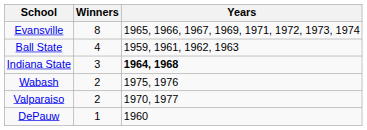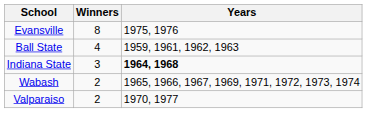(242, 30) 1965, 1966, 1967, 1969, 1971, 1972, 1973, 1974 -> (151, 30) 1975, 1976
(151, 82) 1975, 1976 -> (242, 82) 1965, 1966, 1967, 1969, 1971, 1972, 1973, 1974
- row: (39, 116)
